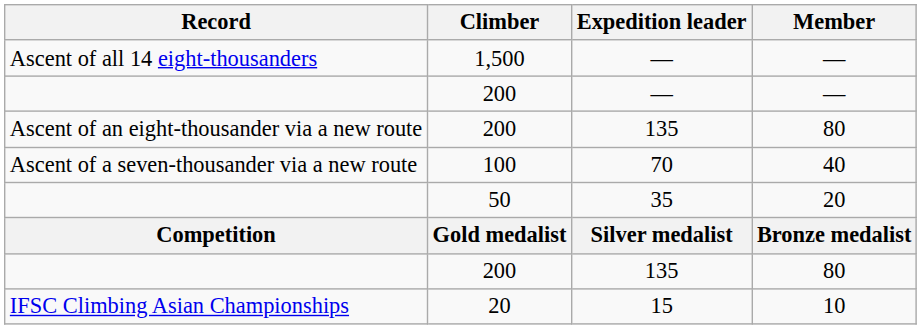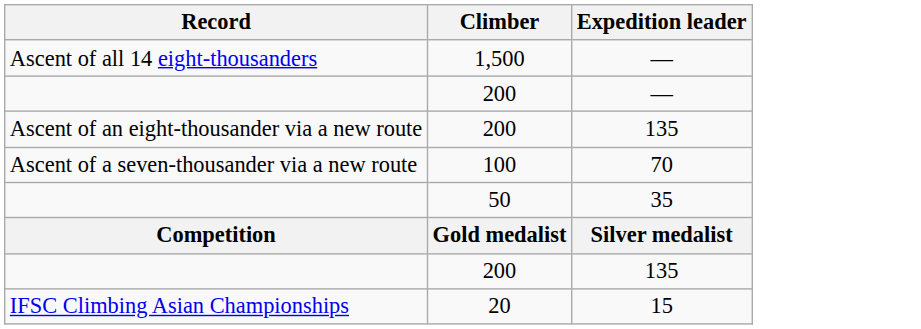- column: (834, 22)
